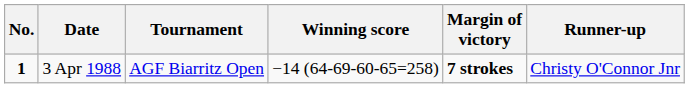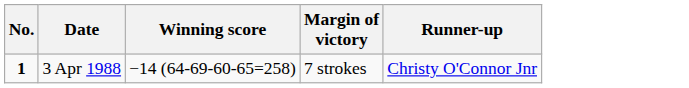- column: (197, 29)
(480, 68) bold -> (335, 68) normal
